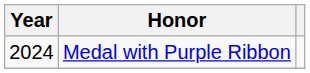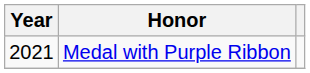(31, 52) 2024 -> (31, 52) 2021
